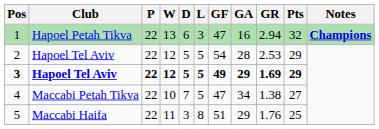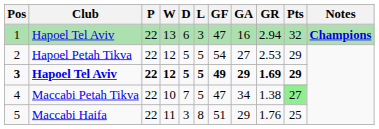(82, 34) Hapoel Petah Tikva -> (73, 34) Hapoel Tel Aviv
(73, 54) Hapoel Tel Aviv -> (82, 54) Hapoel Petah Tikva
(244, 54) 28 -> (244, 54) 27
(295, 94) no background -> (295, 94) lightgreen background
